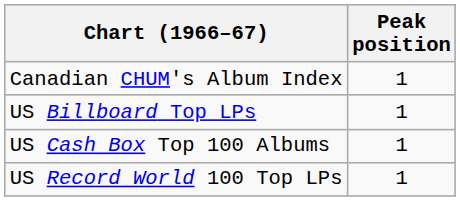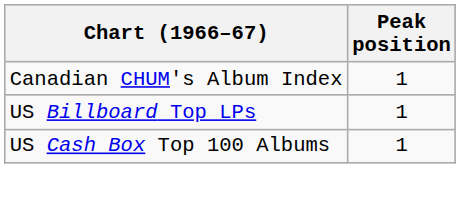- row: (176, 179)
